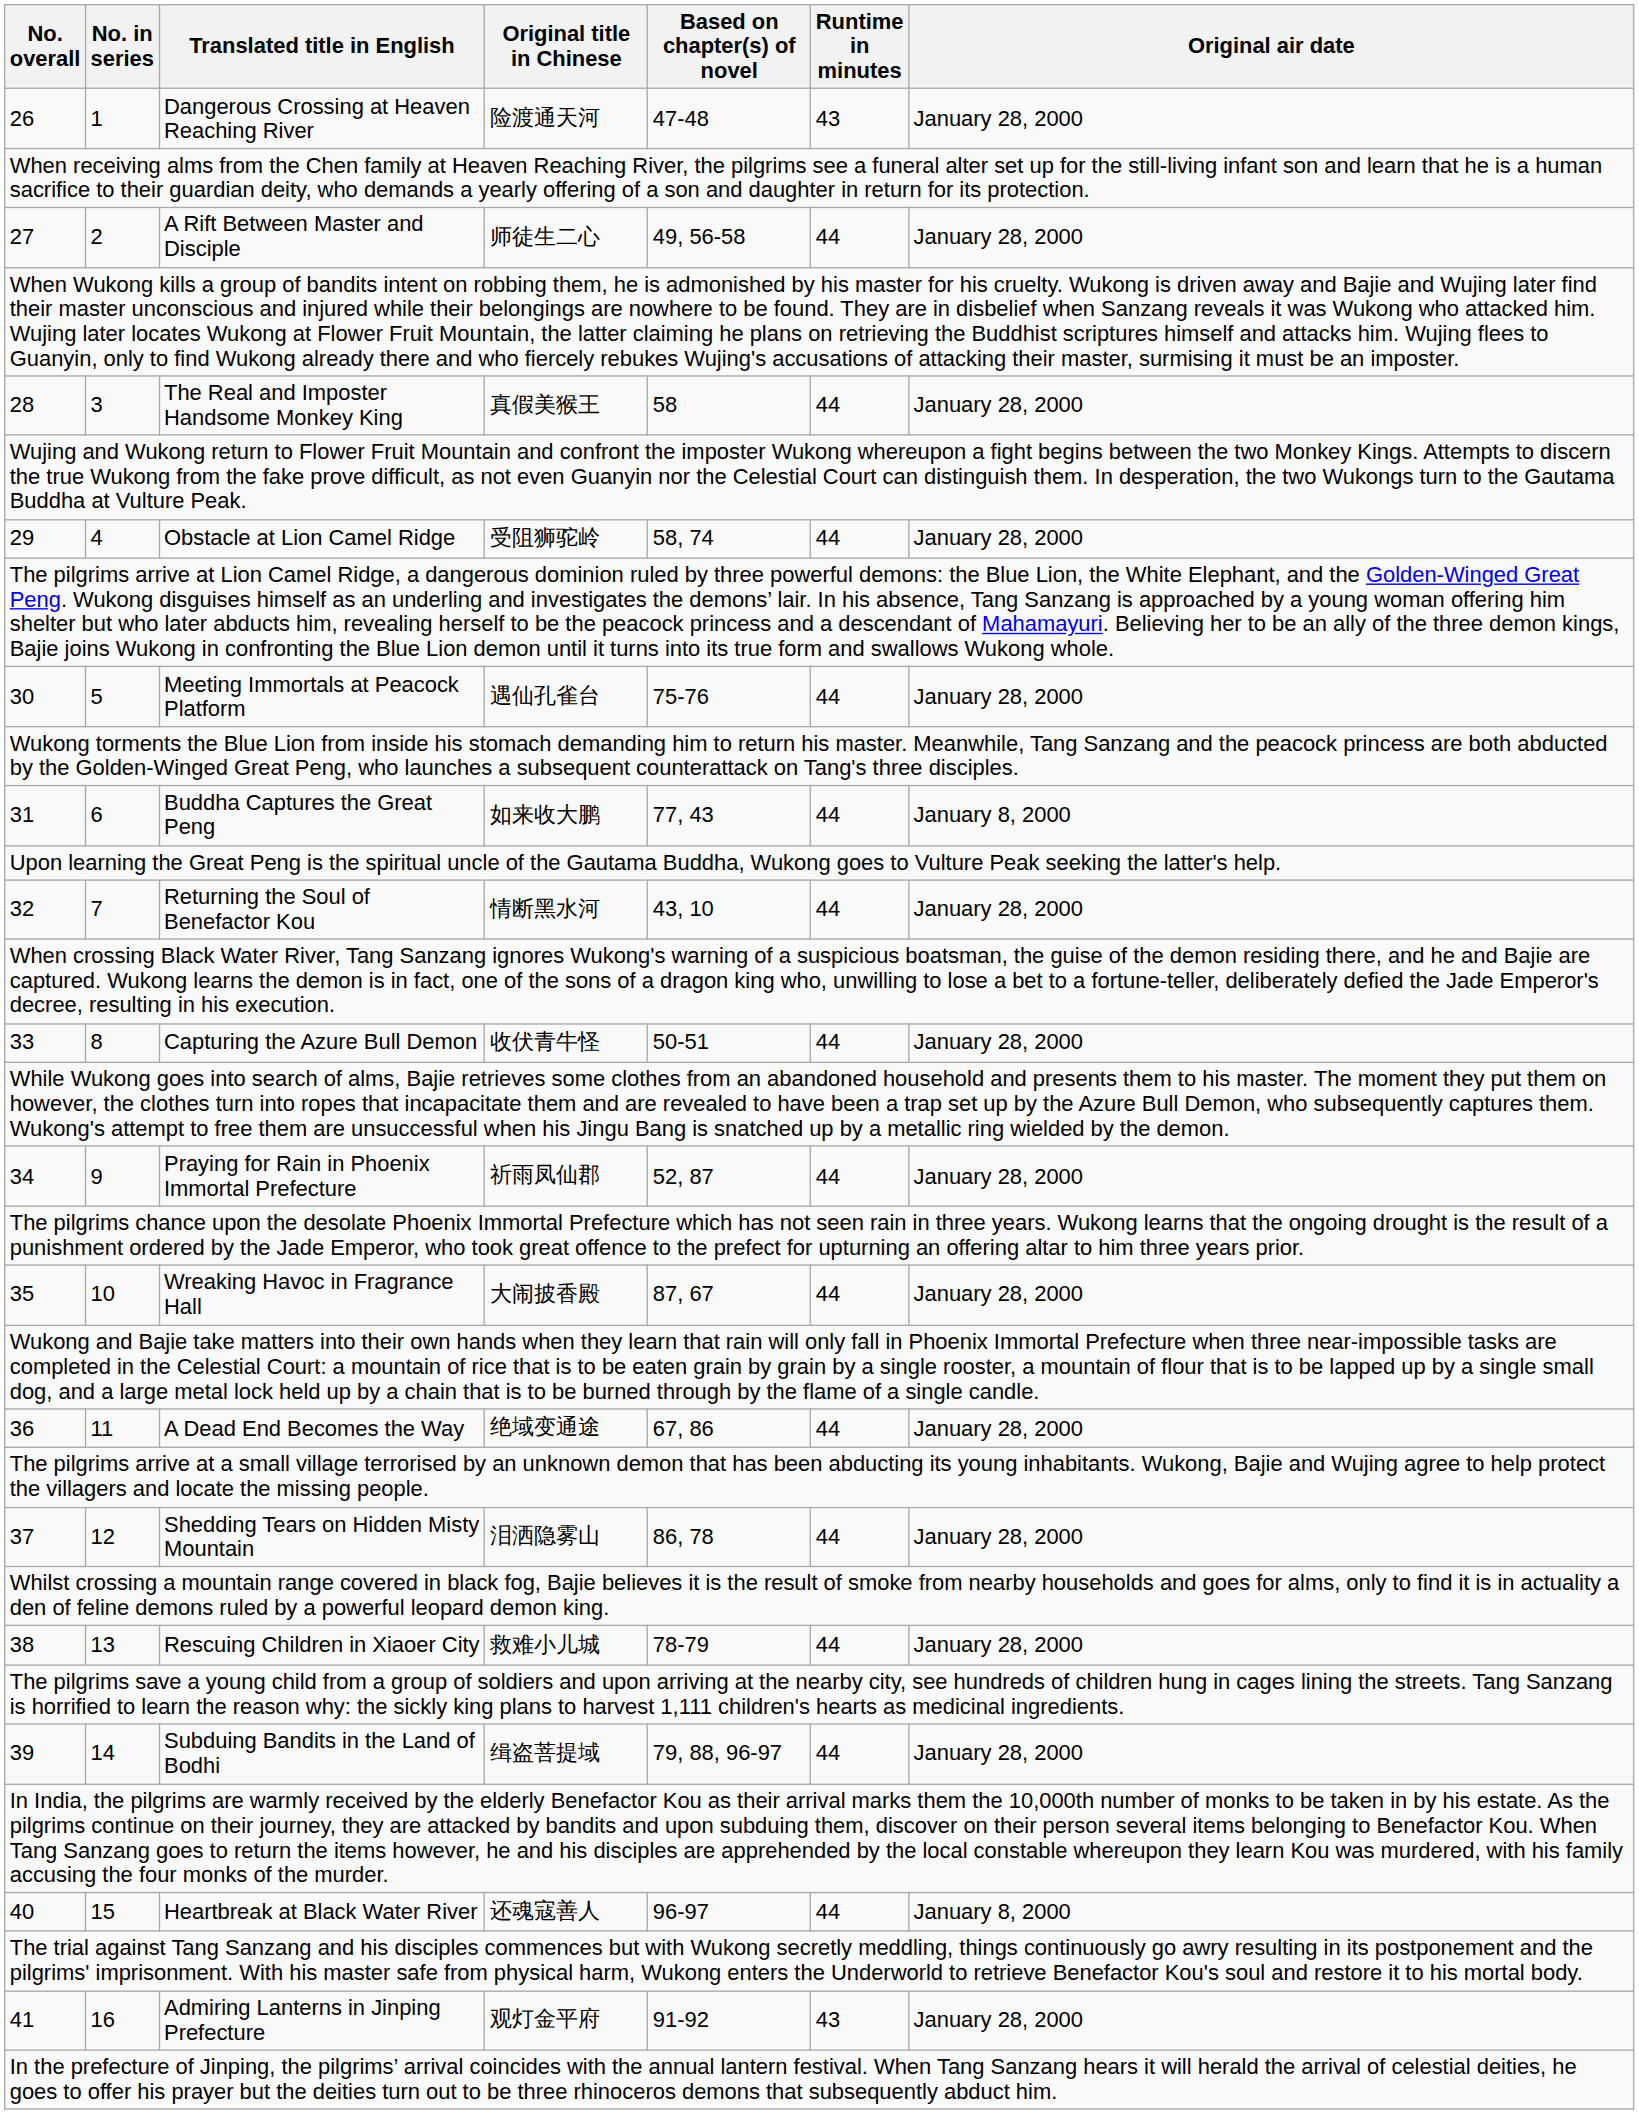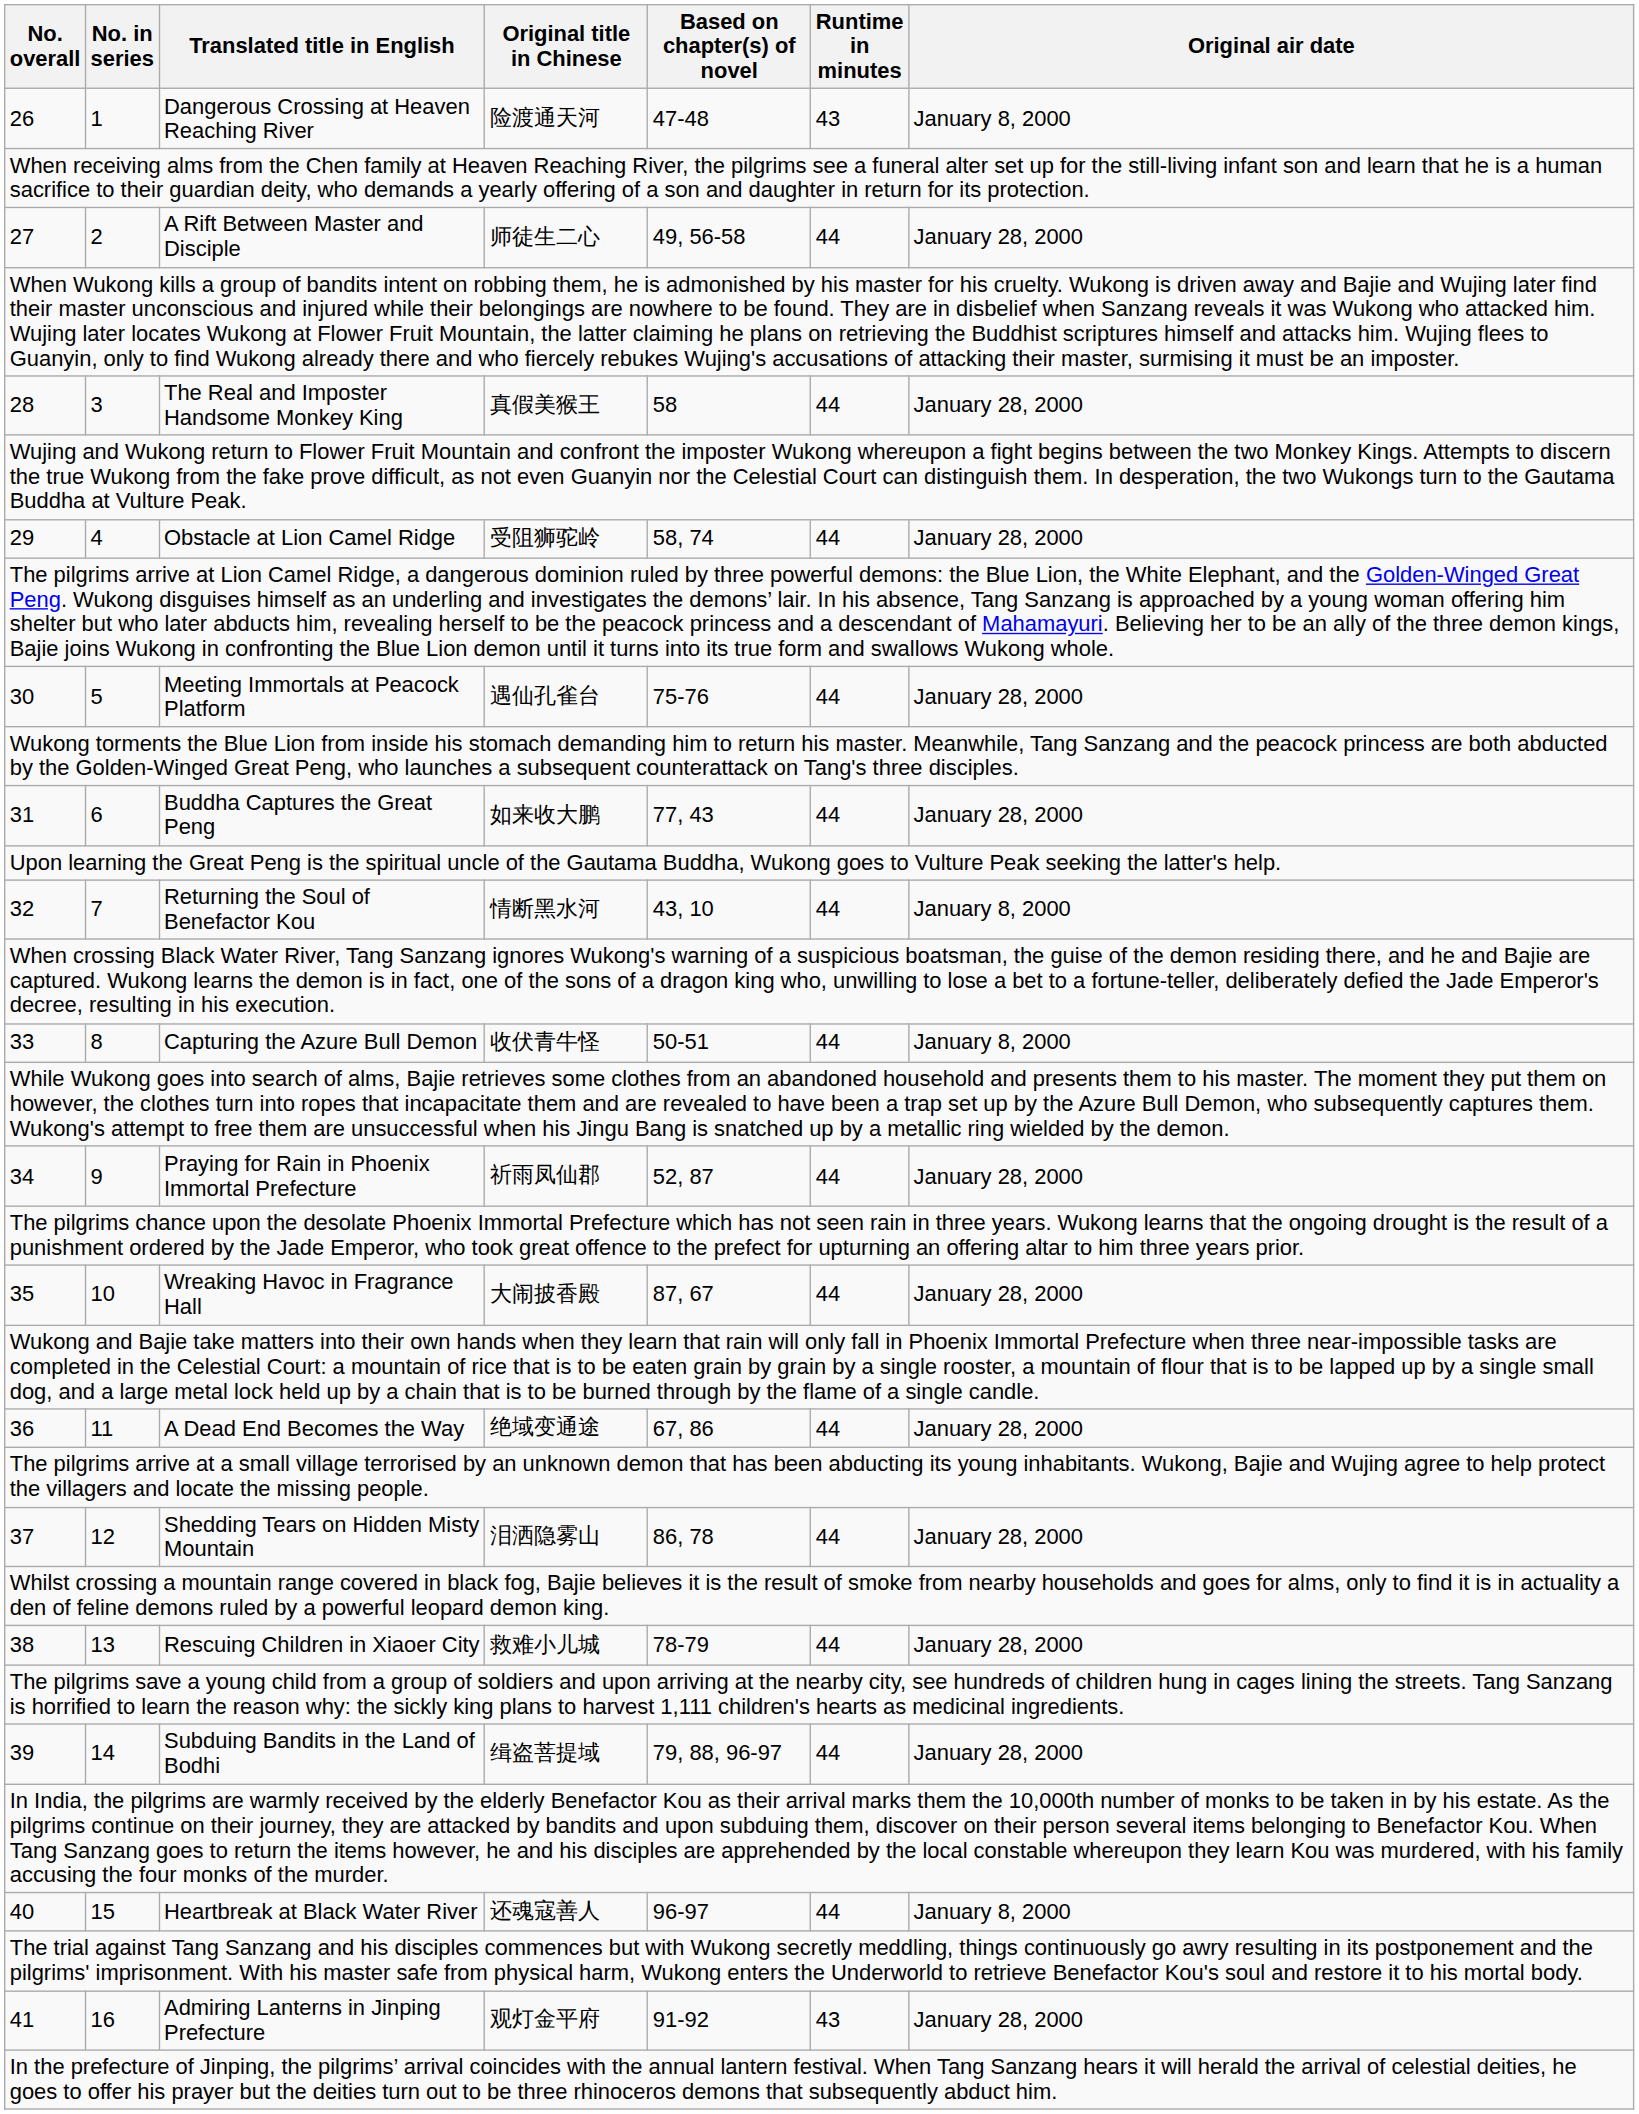(998, 118) January 28, 2000 -> (992, 118) January 8, 2000
(992, 815) January 8, 2000 -> (998, 815) January 28, 2000
(998, 909) January 28, 2000 -> (992, 909) January 8, 2000
(998, 1042) January 28, 2000 -> (992, 1042) January 8, 2000
